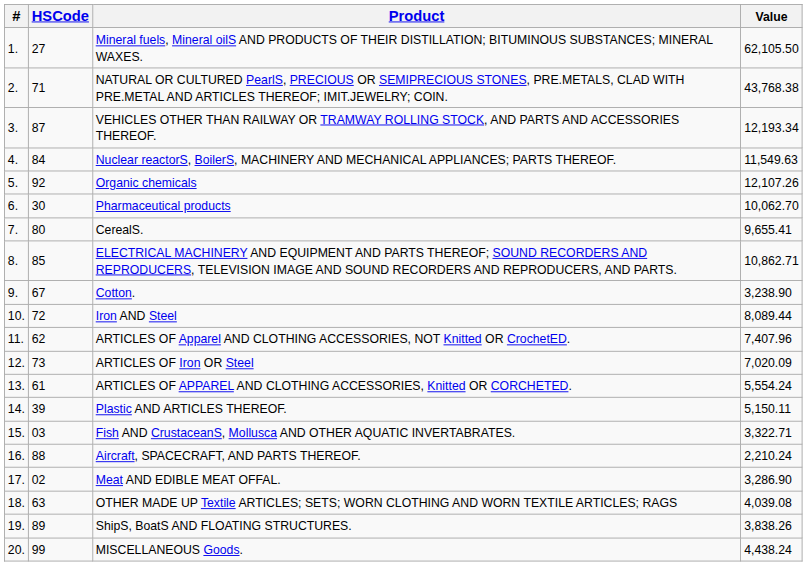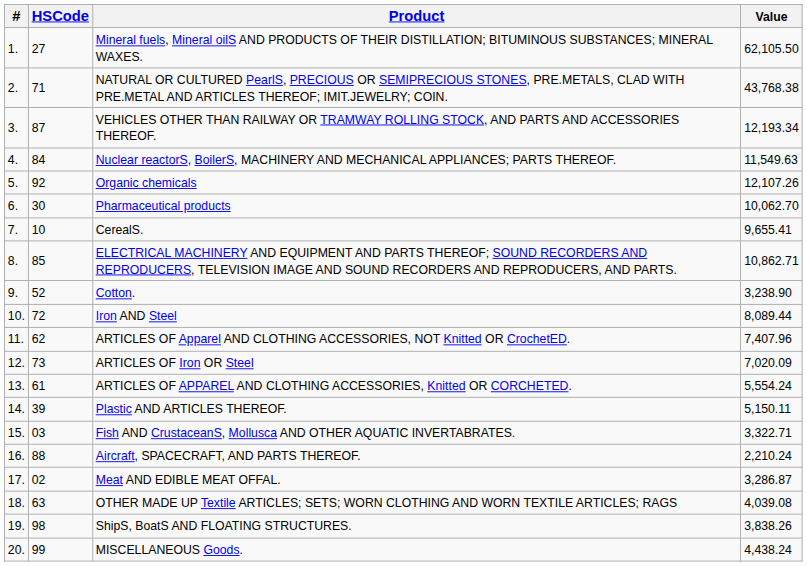(39, 230) 80 -> (39, 230) 10
(39, 293) 67 -> (39, 293) 52
(768, 480) 3,286.90 -> (768, 480) 3,286.87
(39, 526) 89 -> (39, 526) 98
